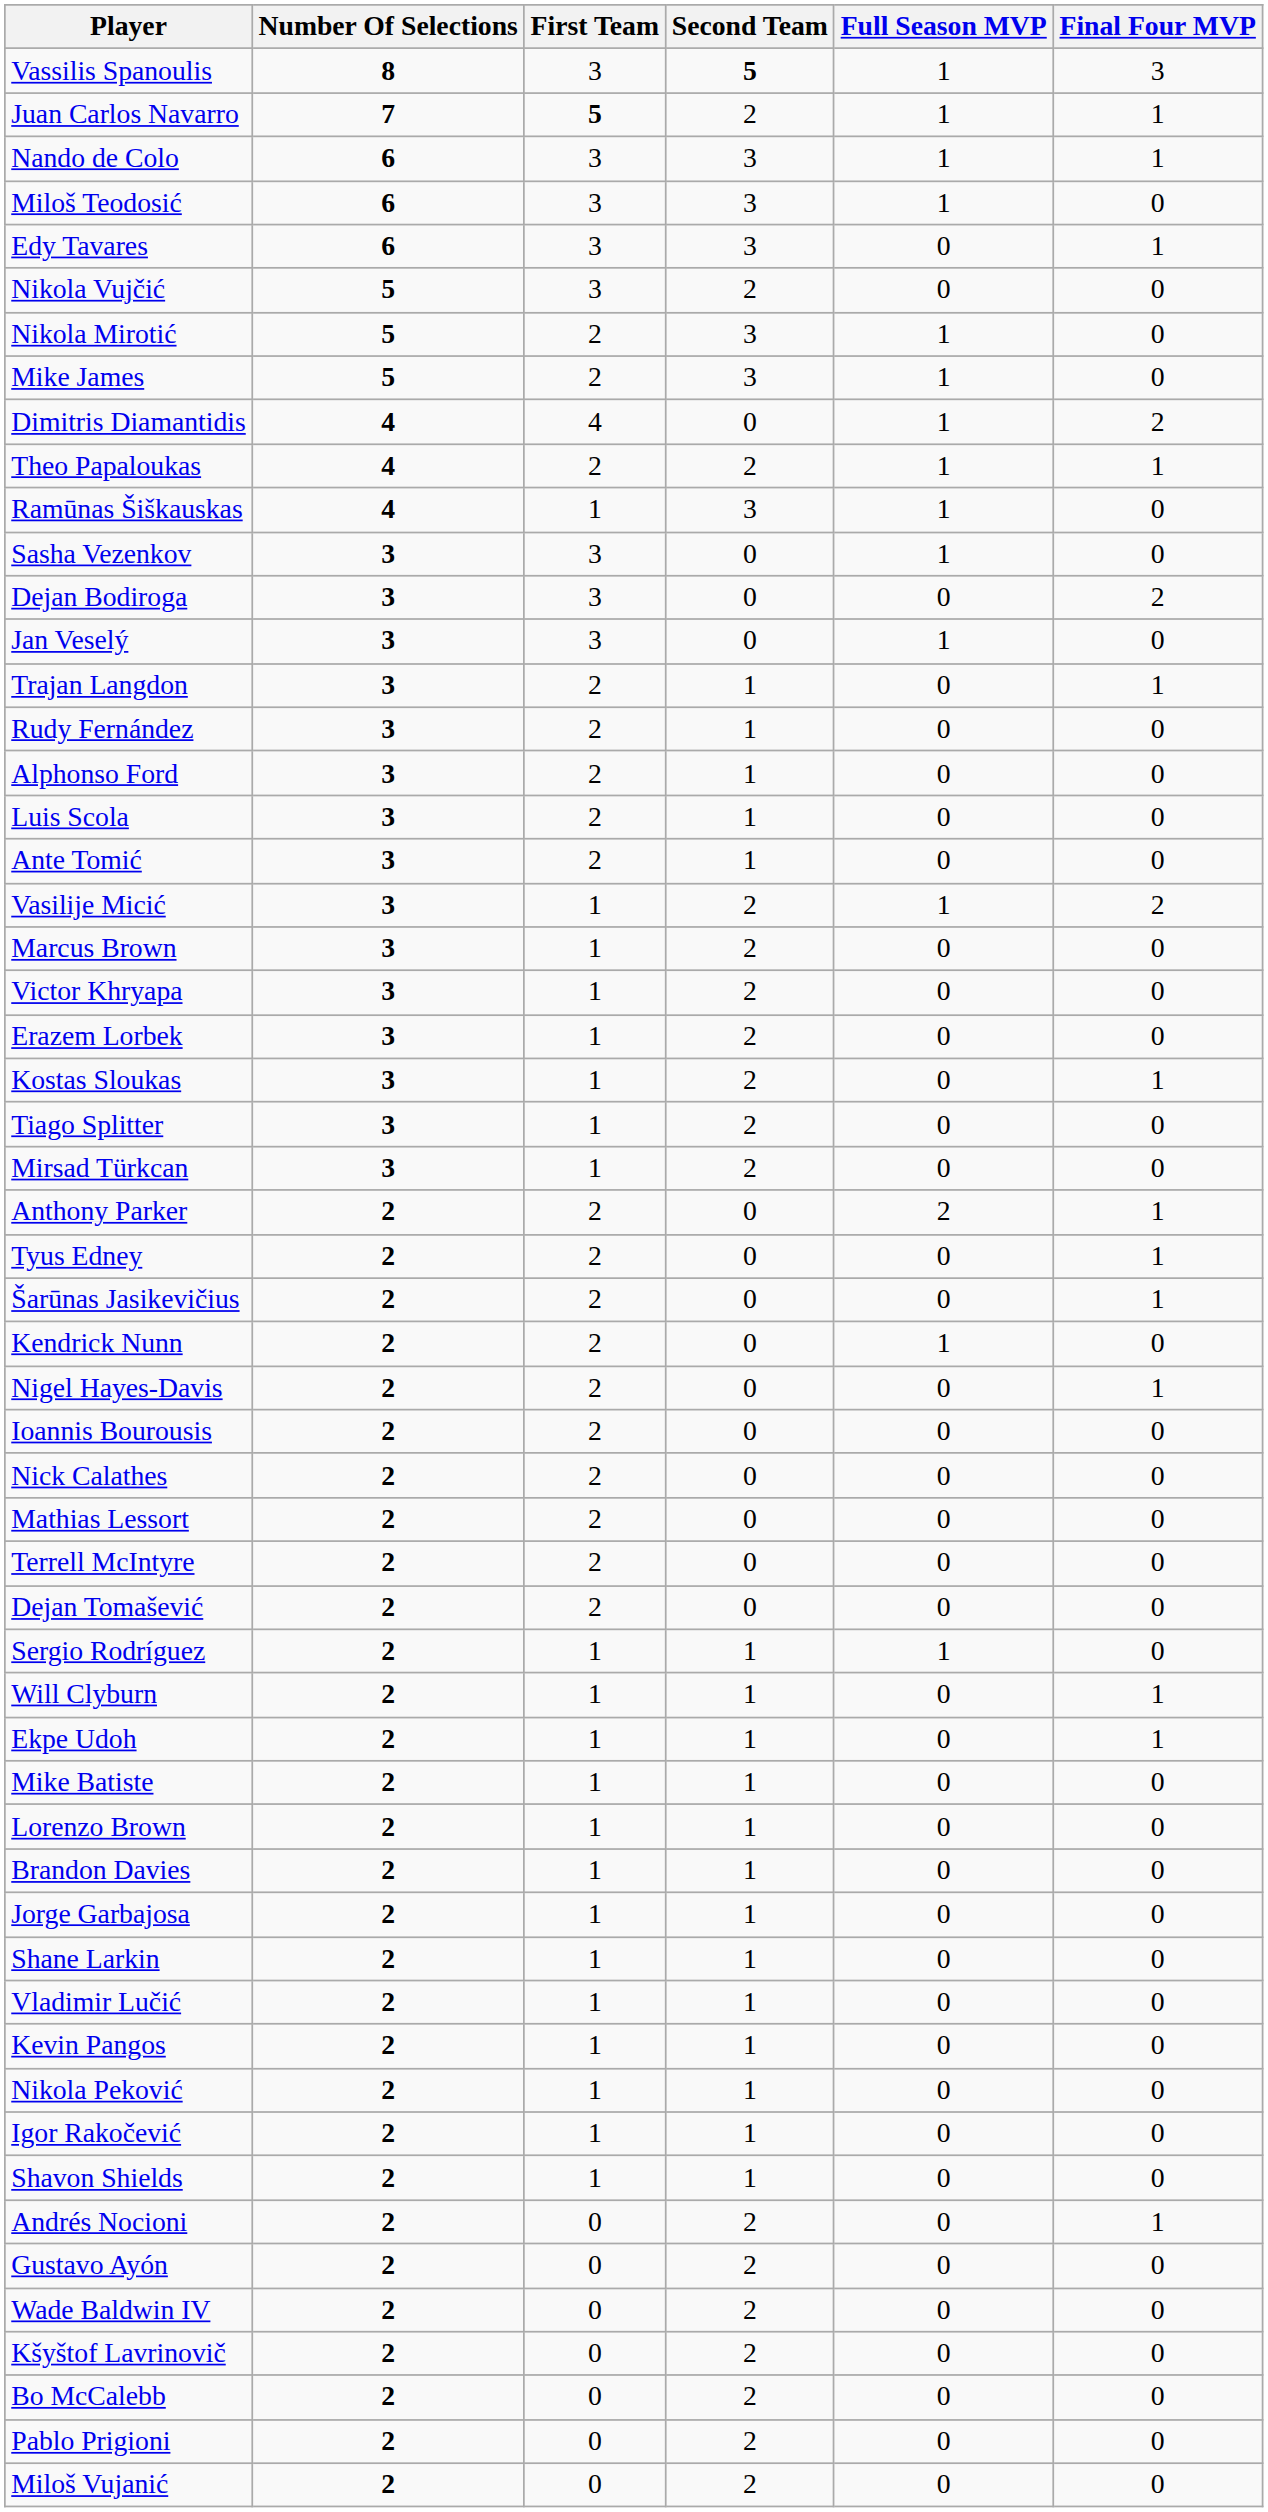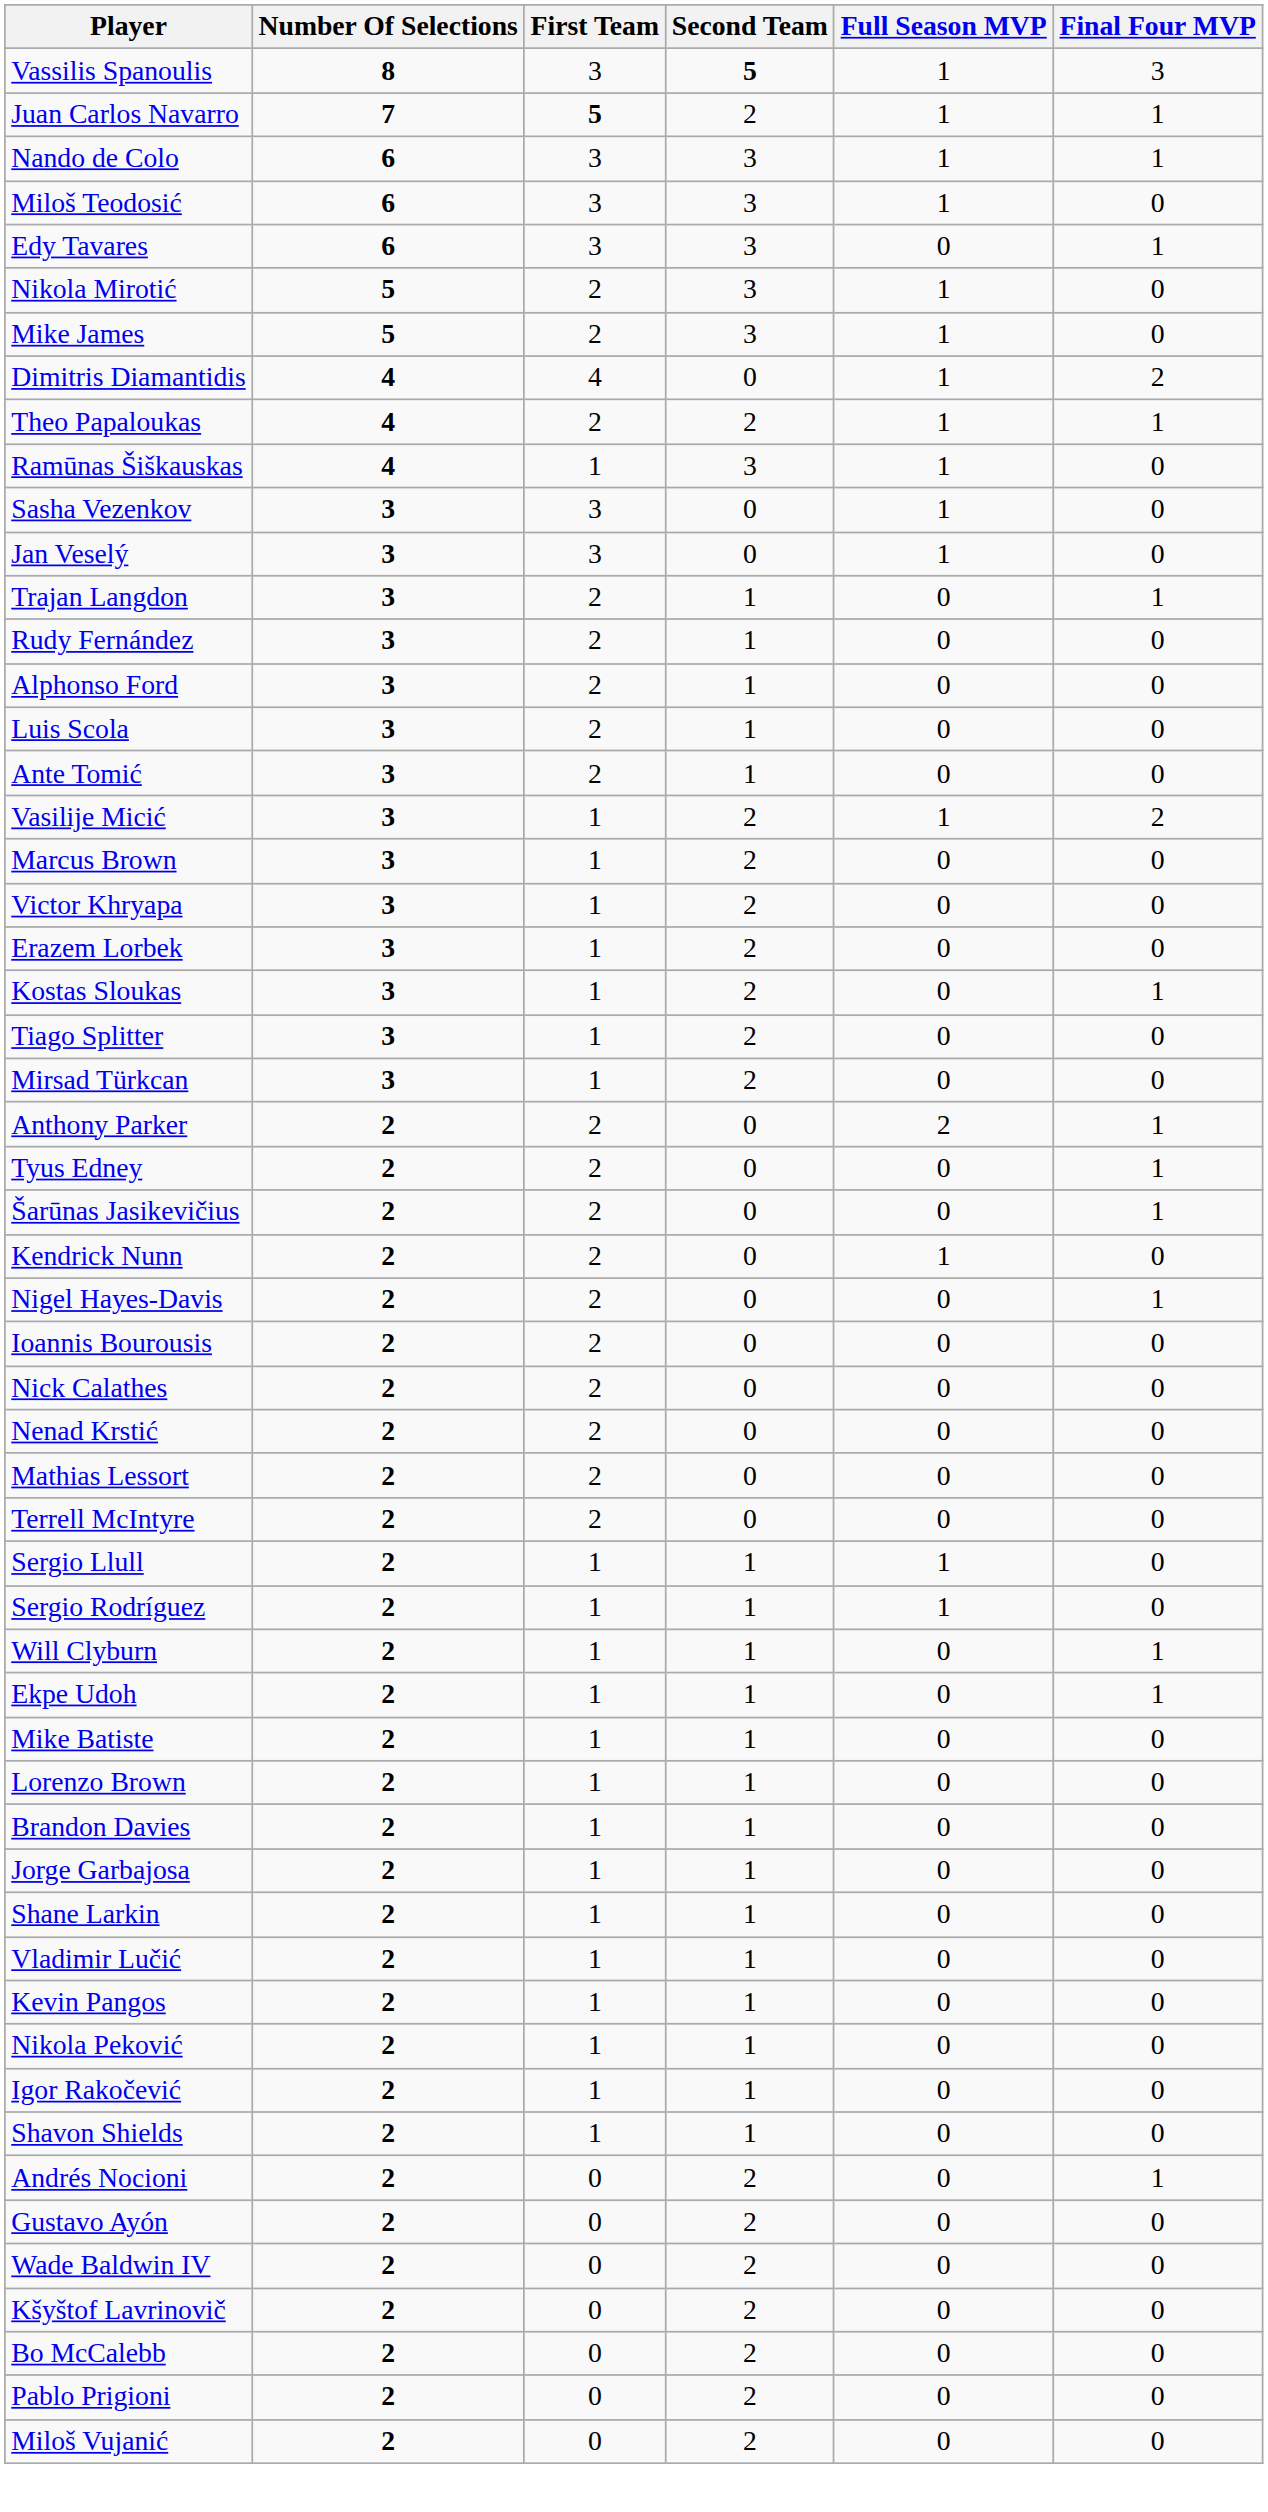- row: (88, 289)
- row: (99, 597)
+ row: (85, 1431)
- row: (107, 1606)
+ row: (77, 1562)
